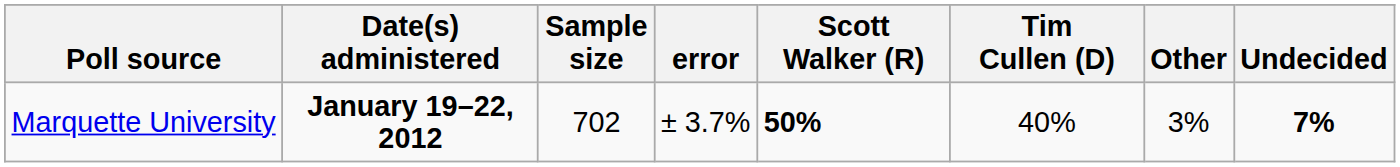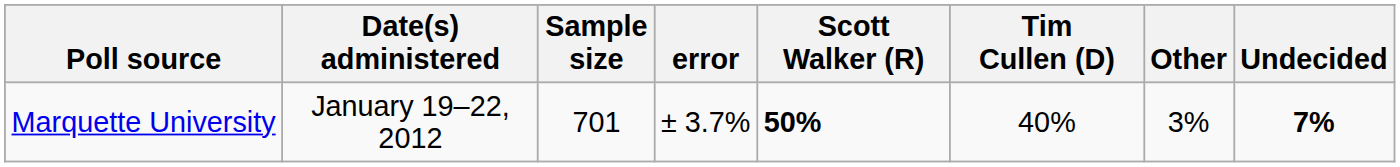(410, 121) bold -> (410, 121) normal
(596, 121) 702 -> (596, 121) 701
